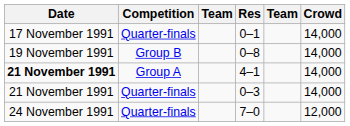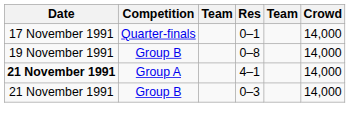(158, 92) Quarter-finals -> (158, 92) Group B
- row: (250, 111)
